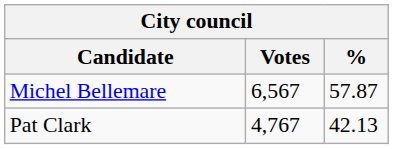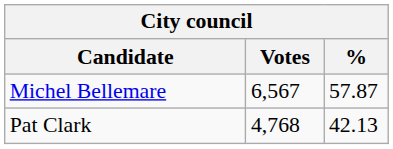(275, 125) 4,767 -> (275, 125) 4,768
